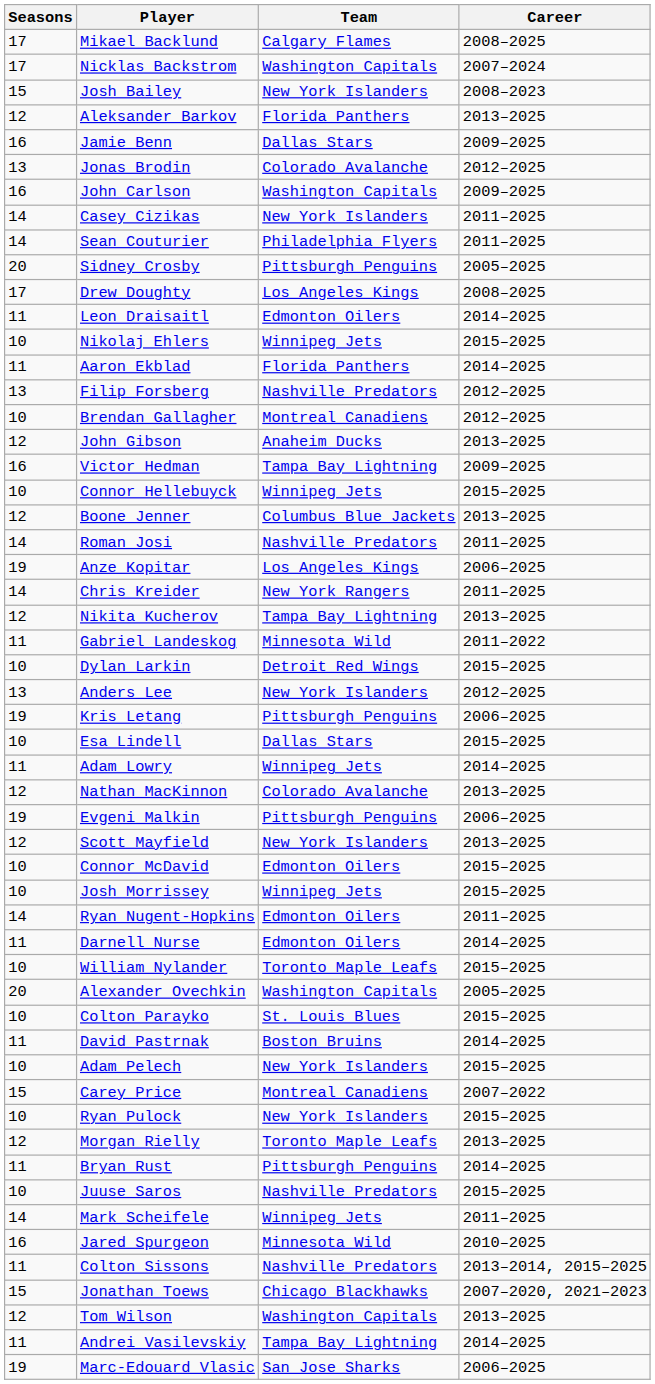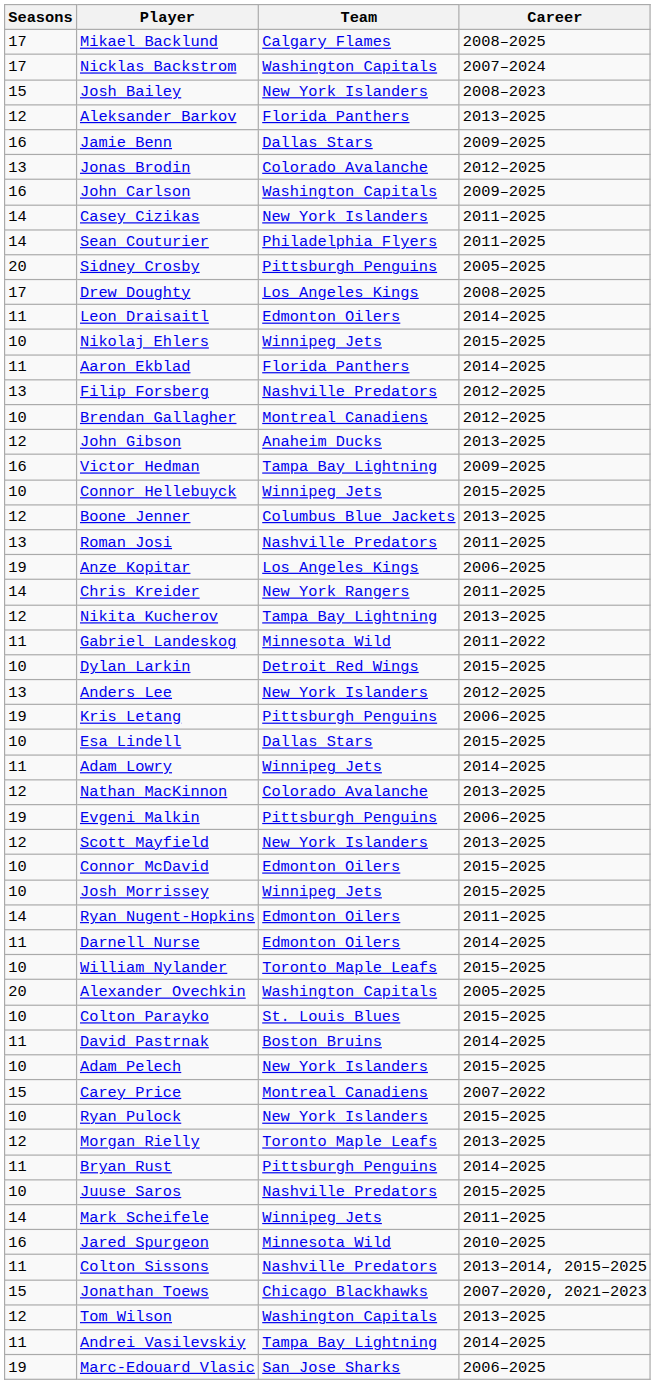(17, 542) 14 -> (17, 542) 13
